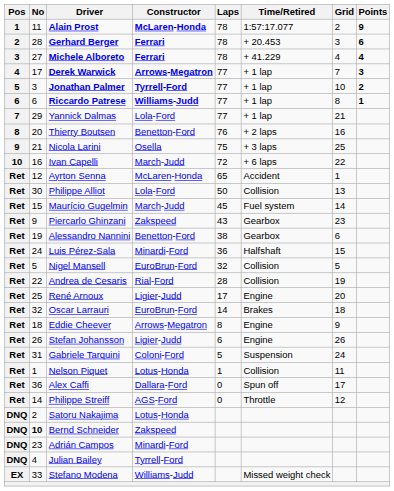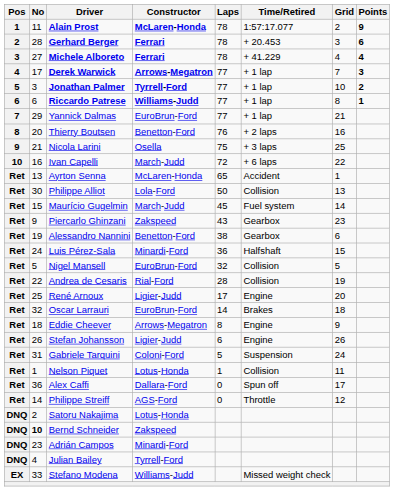(155, 116) Lola-Ford -> (166, 116) EuroBrun-Ford
(37, 176) 12 -> (37, 176) 13
